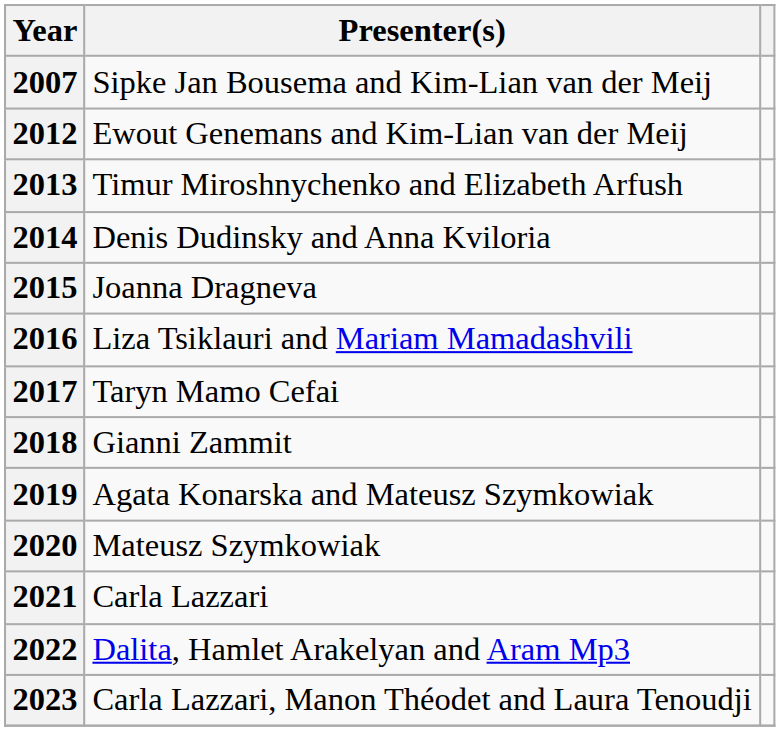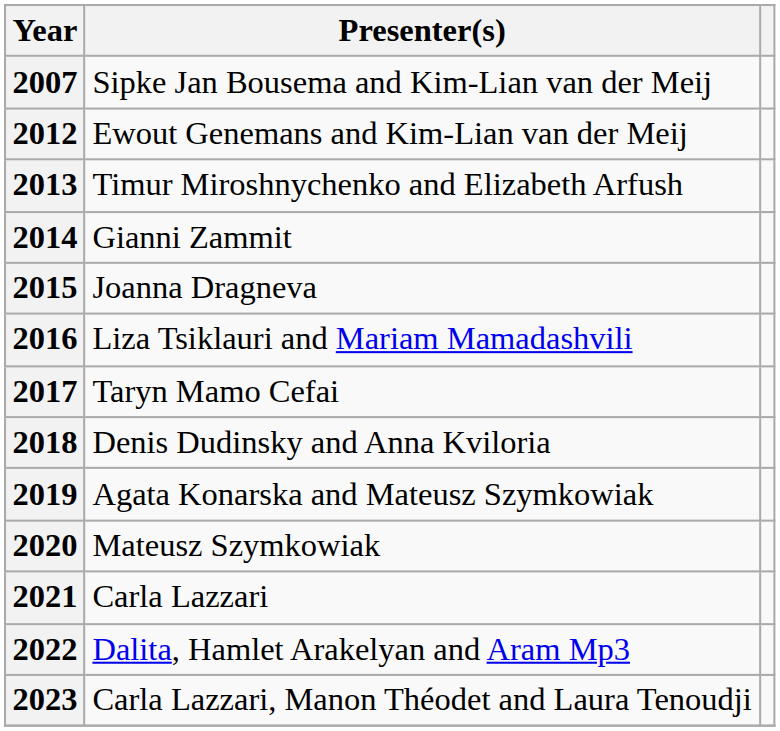(322, 236) Denis Dudinsky and Anna Kviloria -> (192, 236) Gianni Zammit
(192, 442) Gianni Zammit -> (322, 442) Denis Dudinsky and Anna Kviloria
